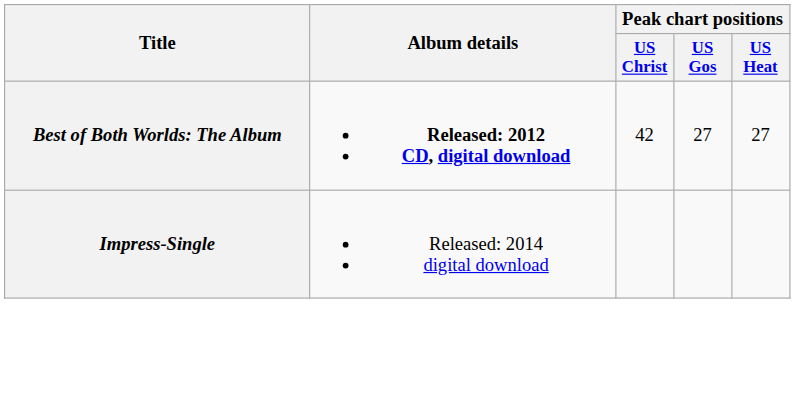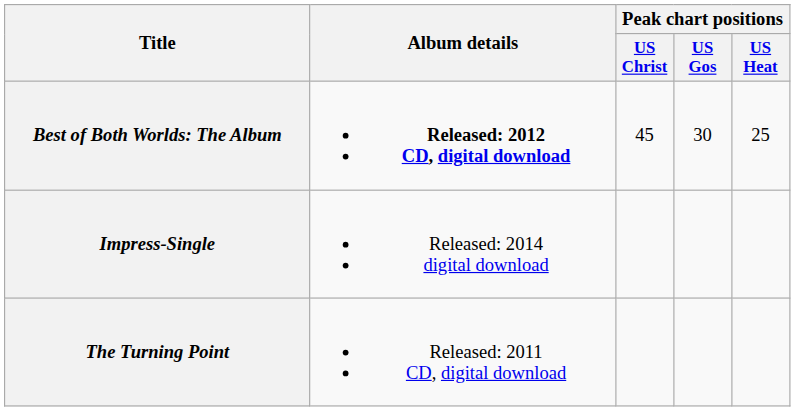(645, 135) 42 -> (645, 135) 45
(703, 135) 27 -> (703, 135) 30
(760, 135) 27 -> (760, 135) 25
+ row: (157, 351)
